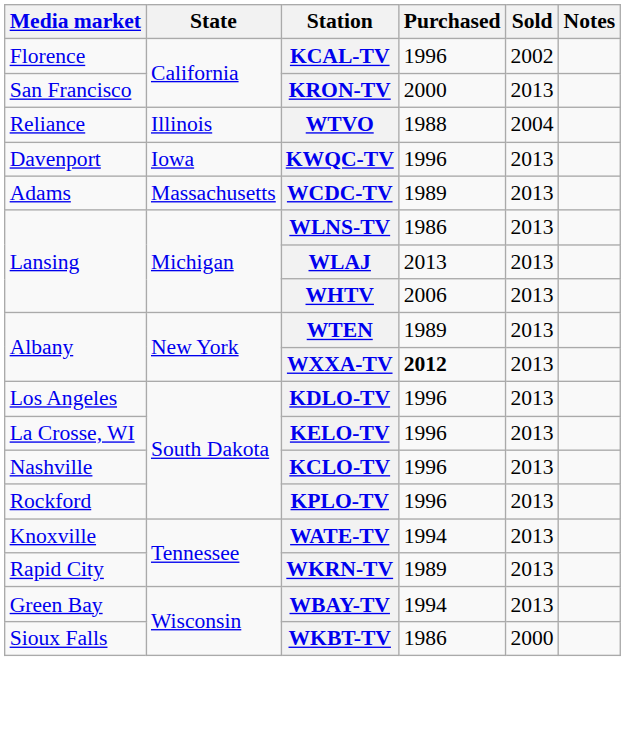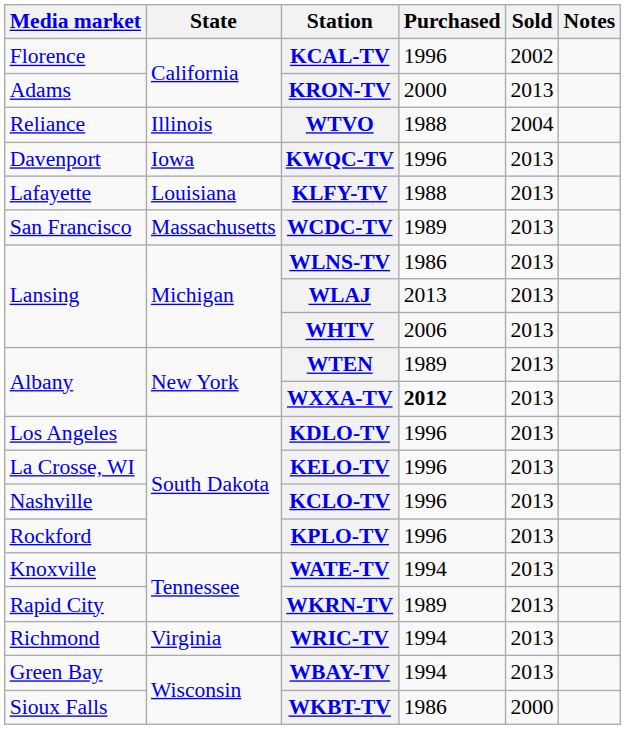(71, 90) San Francisco -> (40, 90) Adams
+ row: (340, 192)
(40, 192) Adams -> (71, 227) San Francisco
+ row: (340, 638)
